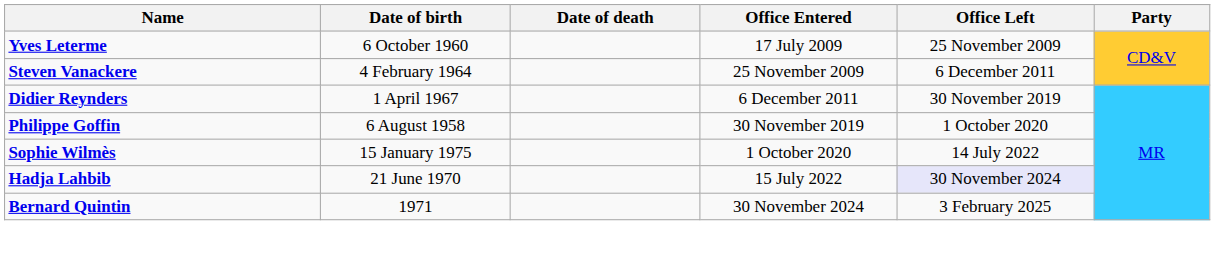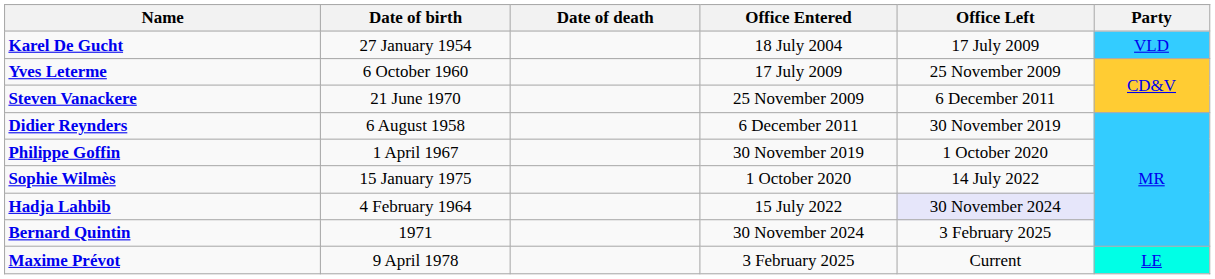+ row: (66, 44)
(416, 71) 4 February 1964 -> (416, 98) 21 June 1970
(416, 98) 1 April 1967 -> (416, 125) 6 August 1958
(416, 125) 6 August 1958 -> (416, 152) 1 April 1967
(416, 179) 21 June 1970 -> (416, 206) 4 February 1964
+ row: (64, 260)
